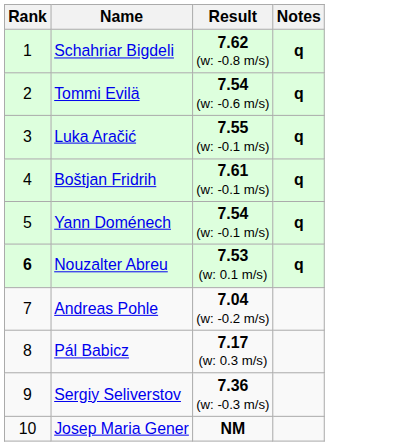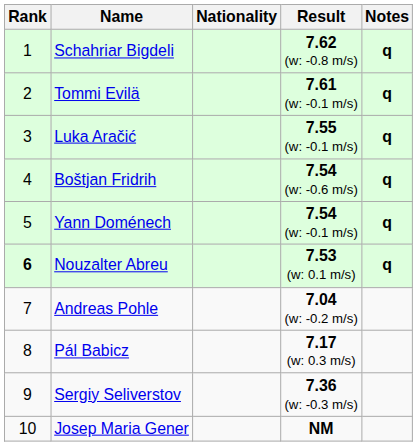+ column: (237, 17)
(233, 94) 7.54 (w: -0.6 m/s) -> (321, 94) 7.61 (w: -0.1 m/s)
(233, 179) 7.61 (w: -0.1 m/s) -> (321, 179) 7.54 (w: -0.6 m/s)
